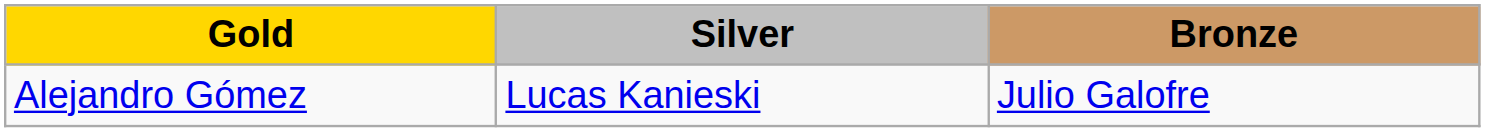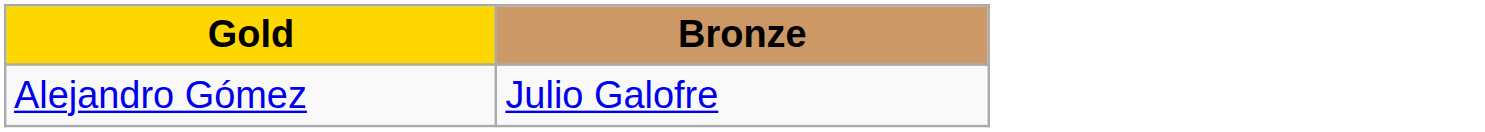- column: (742, 34)
